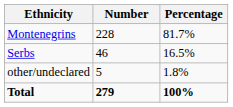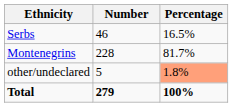rows swapped: (41, 33) <-> (21, 53)
(176, 72) no background -> (176, 72) lightsalmon background
